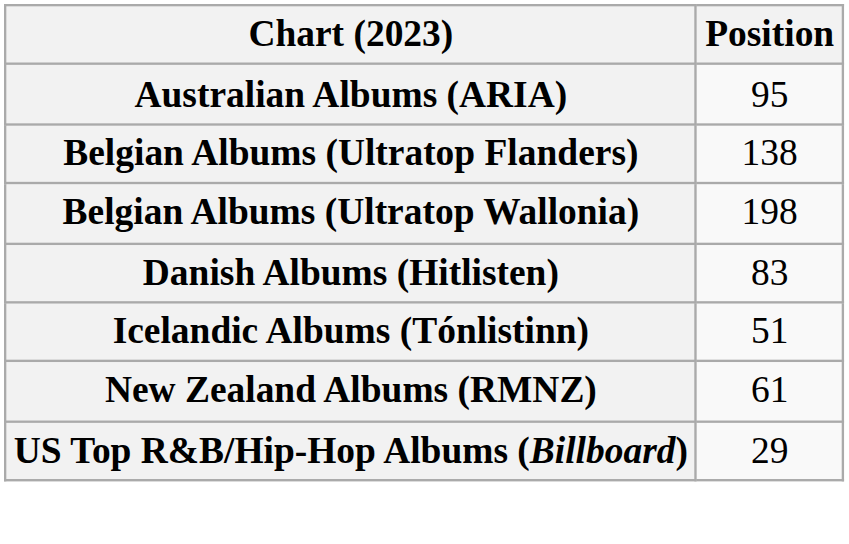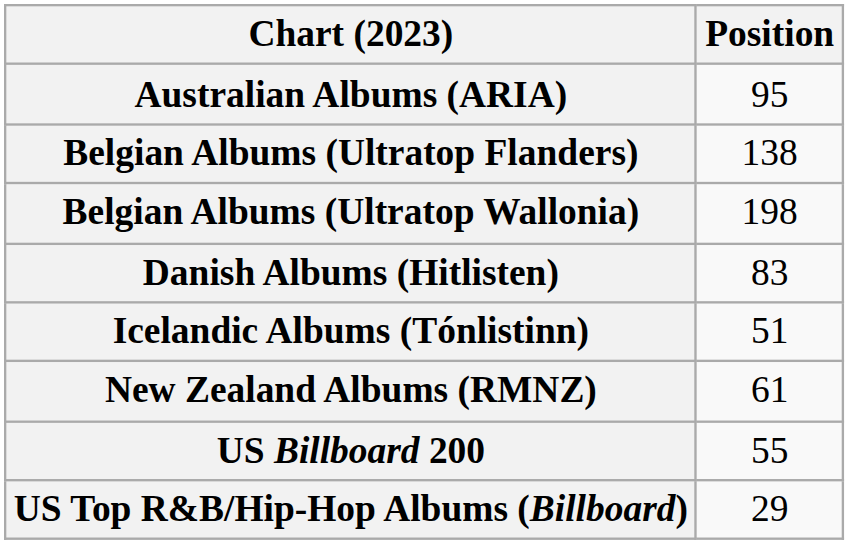+ row: (351, 449)
